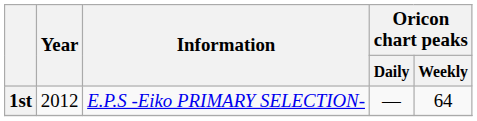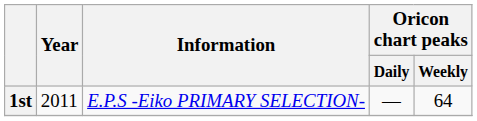(60, 100) 2012 -> (59, 100) 2011
